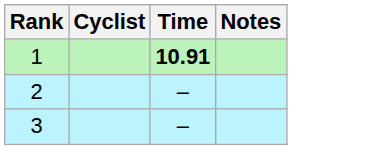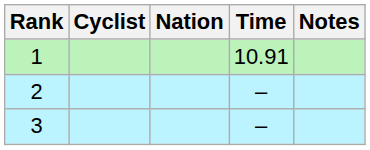+ column: (190, 21)
(183, 56) bold -> (261, 56) normal
